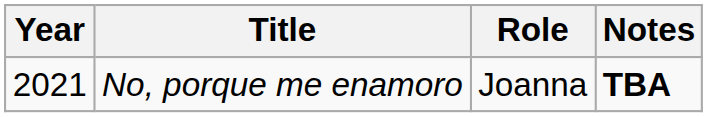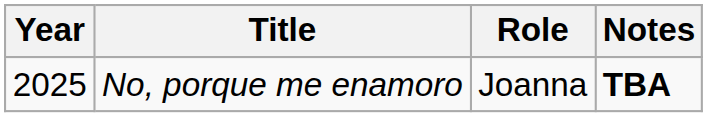(50, 83) 2021 -> (50, 83) 2025
